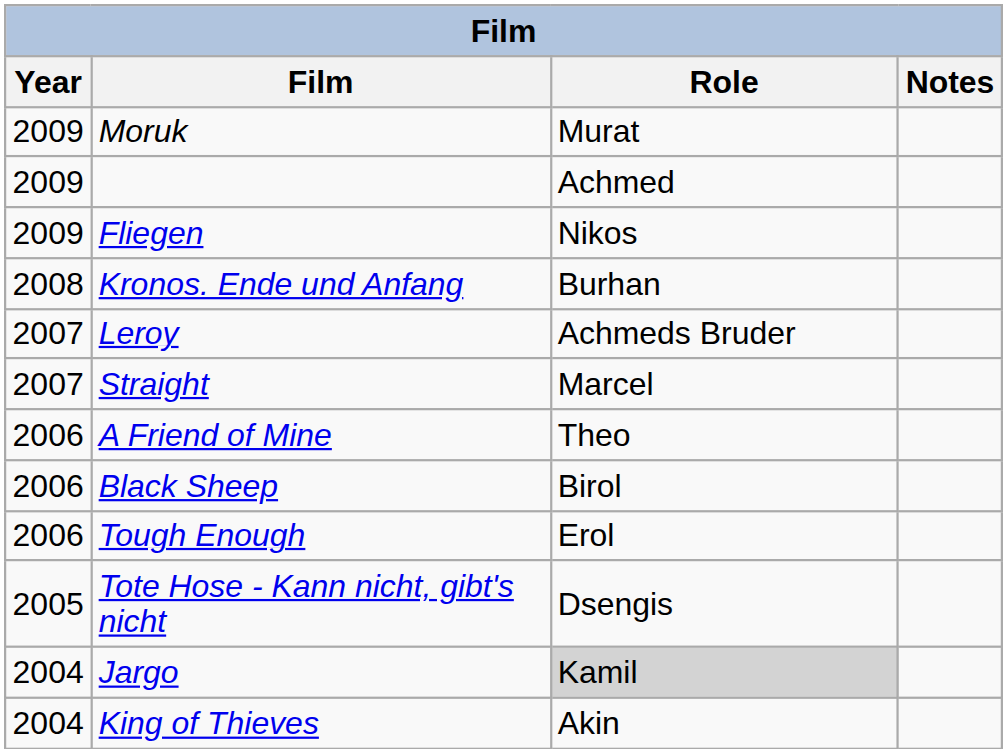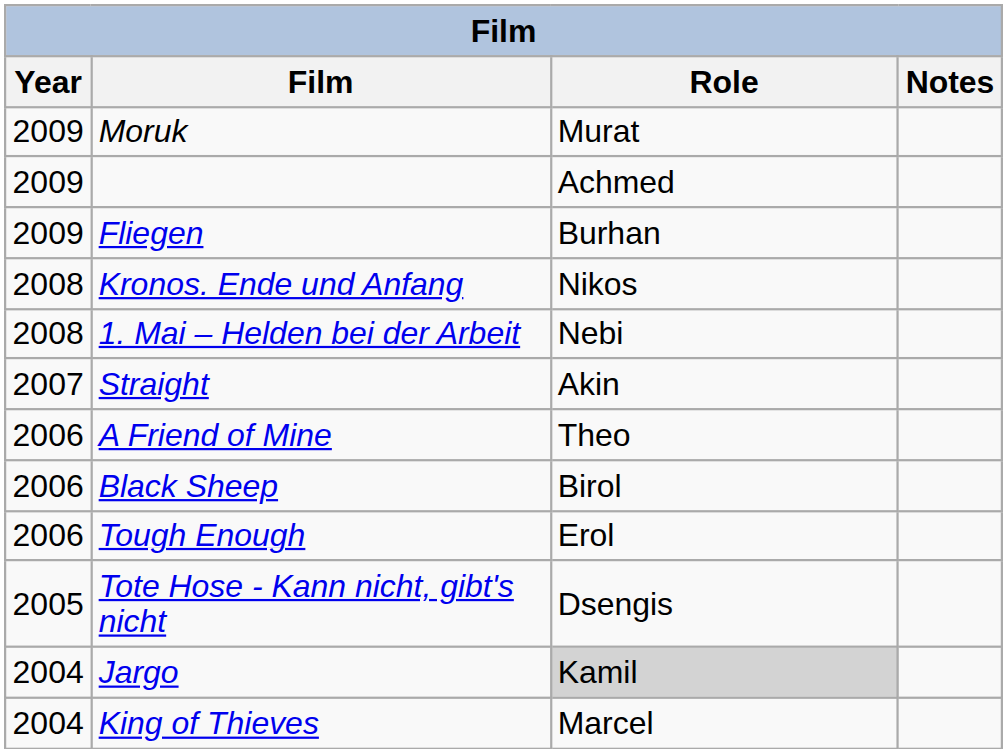(598, 233) Nikos -> (609, 233) Burhan
(609, 283) Burhan -> (598, 283) Nikos
+ row: (309, 334)
- row: (139, 334)
(606, 384) Marcel -> (589, 384) Akin
(589, 723) Akin -> (606, 723) Marcel
